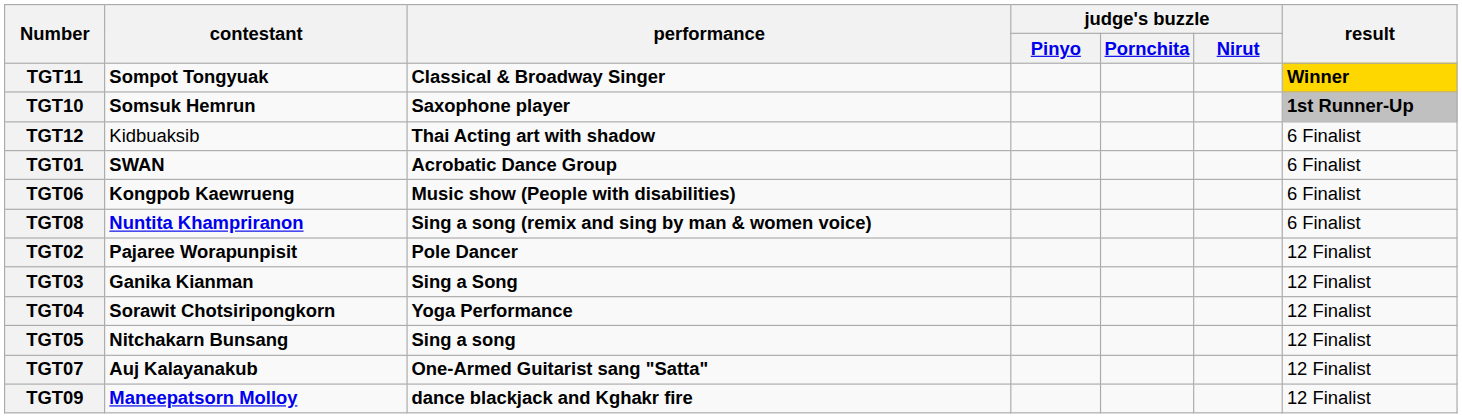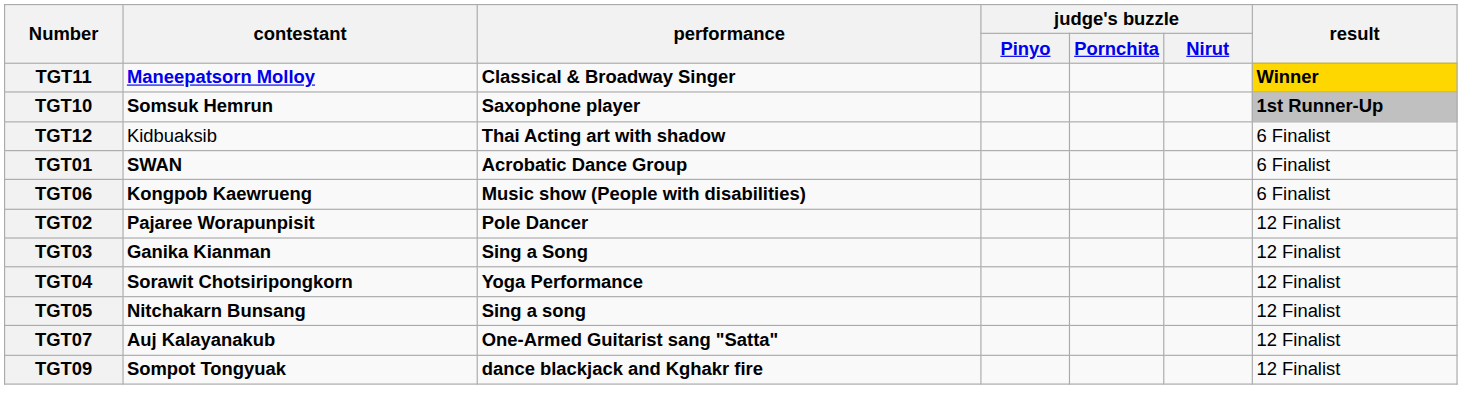(189, 77) Sompot Tongyuak -> (221, 77) Maneepatsorn Molloy
- row: (55, 223)
(203, 398) Maneepatsorn Molloy -> (206, 369) Sompot Tongyuak
